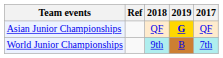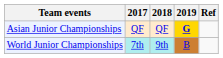columns swapped: (206, 13) <-> (135, 13)
